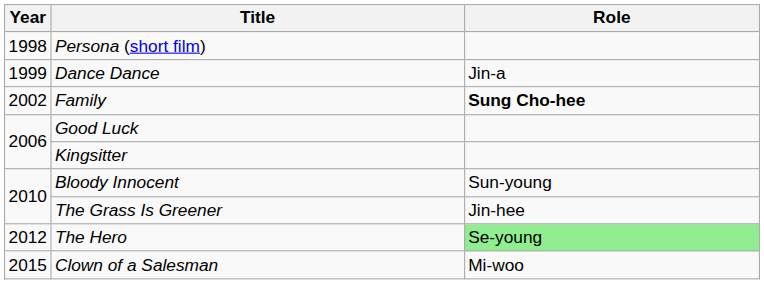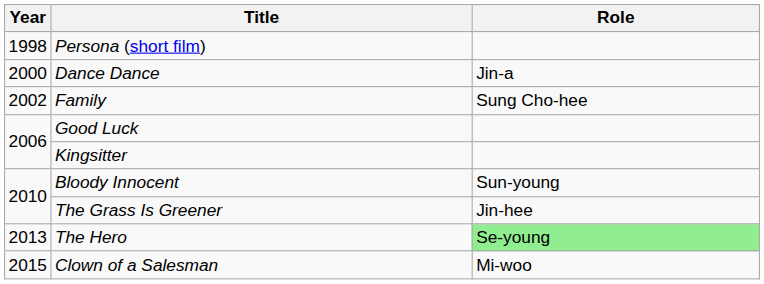(28, 73) 1999 -> (28, 73) 2000
(527, 100) bold -> (532, 100) normal
(28, 237) 2012 -> (28, 237) 2013
